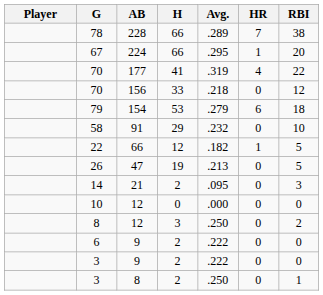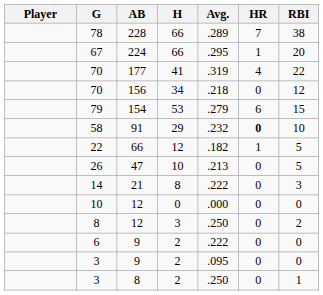(177, 90) 33 -> (177, 90) 34
(299, 109) 18 -> (299, 109) 15
(258, 128) normal -> (258, 128) bold
(177, 166) 19 -> (177, 166) 10
(177, 185) 2 -> (177, 185) 8
(218, 185) .095 -> (218, 185) .222
(218, 261) .222 -> (218, 261) .095
